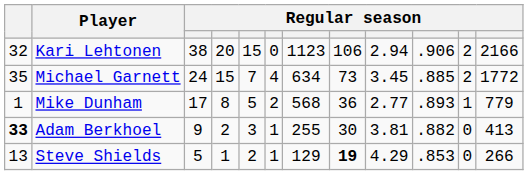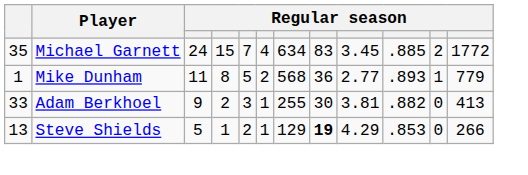- row: (98, 52)
(348, 78) 73 -> (323, 52) 83
(198, 104) 17 -> (198, 78) 11
(18, 131) bold -> (18, 104) normal
